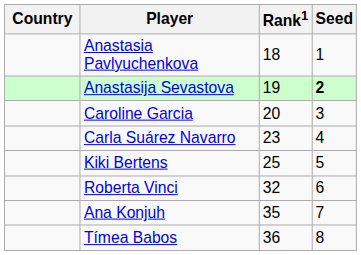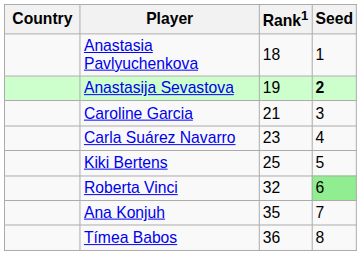(271, 113) 20 -> (271, 113) 21
(320, 188) no background -> (320, 188) lightgreen background
